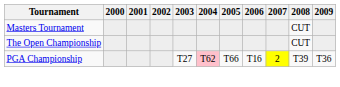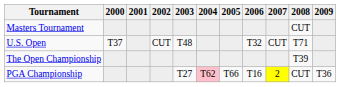+ row: (26, 43)
(301, 43) CUT -> (301, 59) T39
(301, 59) T39 -> (301, 74) CUT
